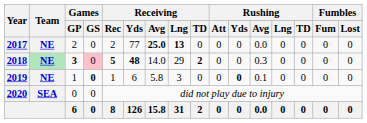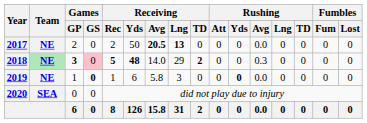(134, 45) 77 -> (134, 45) 50
(157, 45) 25.0 -> (157, 45) 20.5
(261, 77) 0.1 -> (261, 77) 0.0
